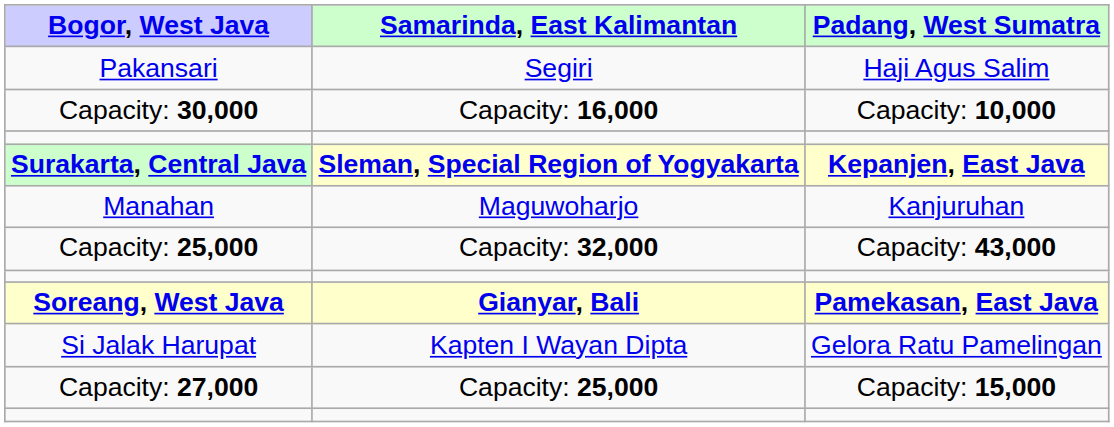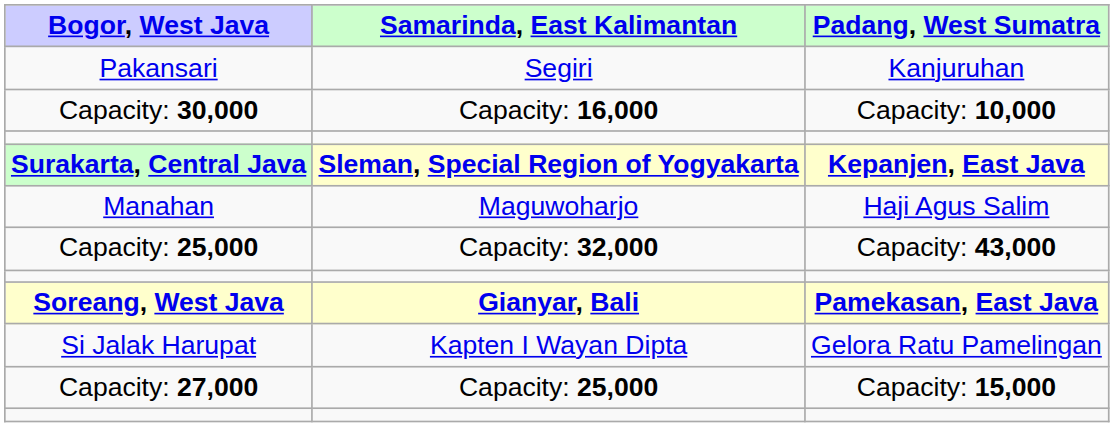(956, 67) Haji Agus Salim -> (956, 67) Kanjuruhan
(956, 206) Kanjuruhan -> (956, 206) Haji Agus Salim
